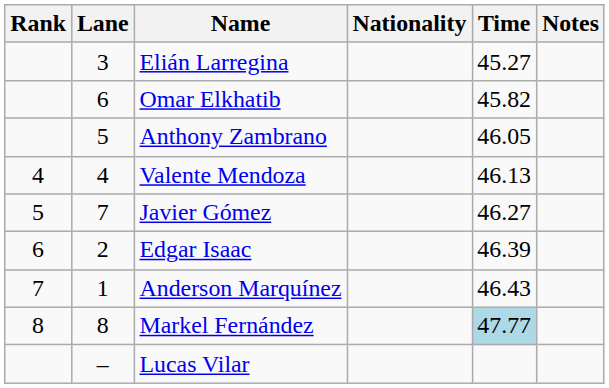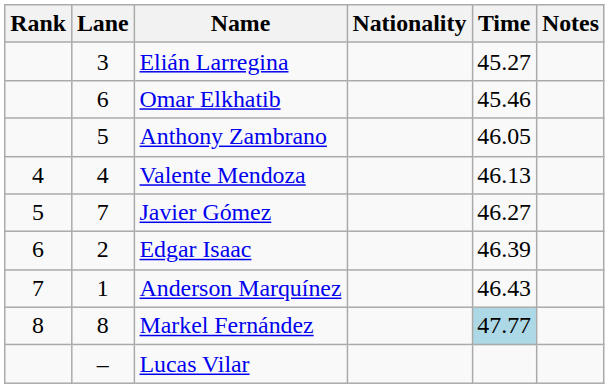(504, 99) 45.82 -> (504, 99) 45.46
